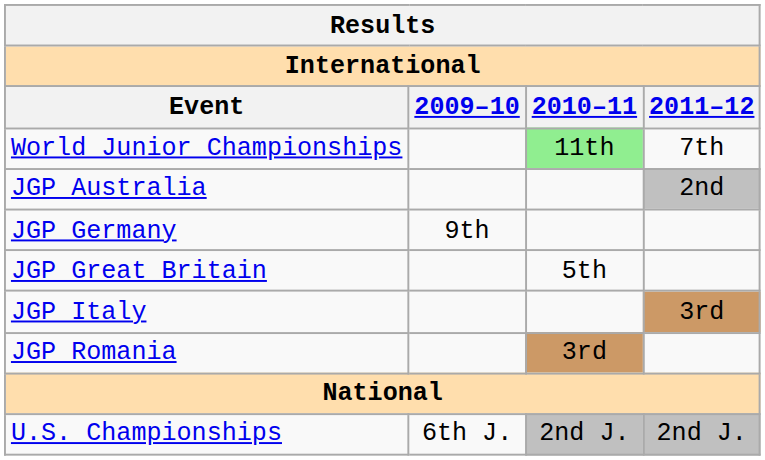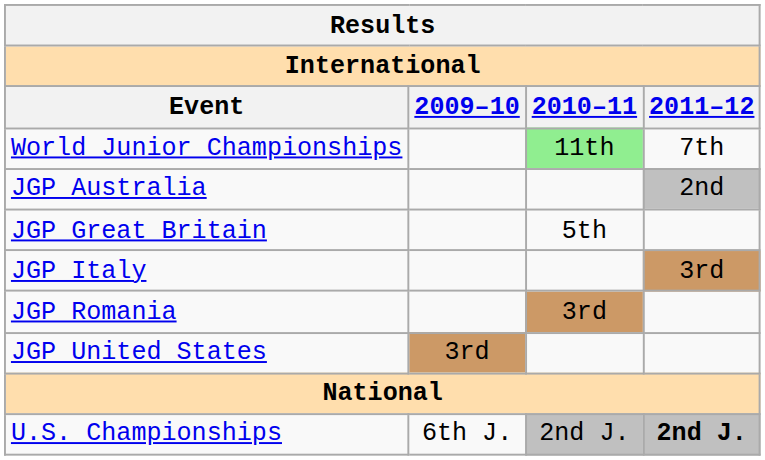- row: (94, 230)
+ row: (139, 353)
(702, 434) normal -> (702, 434) bold
